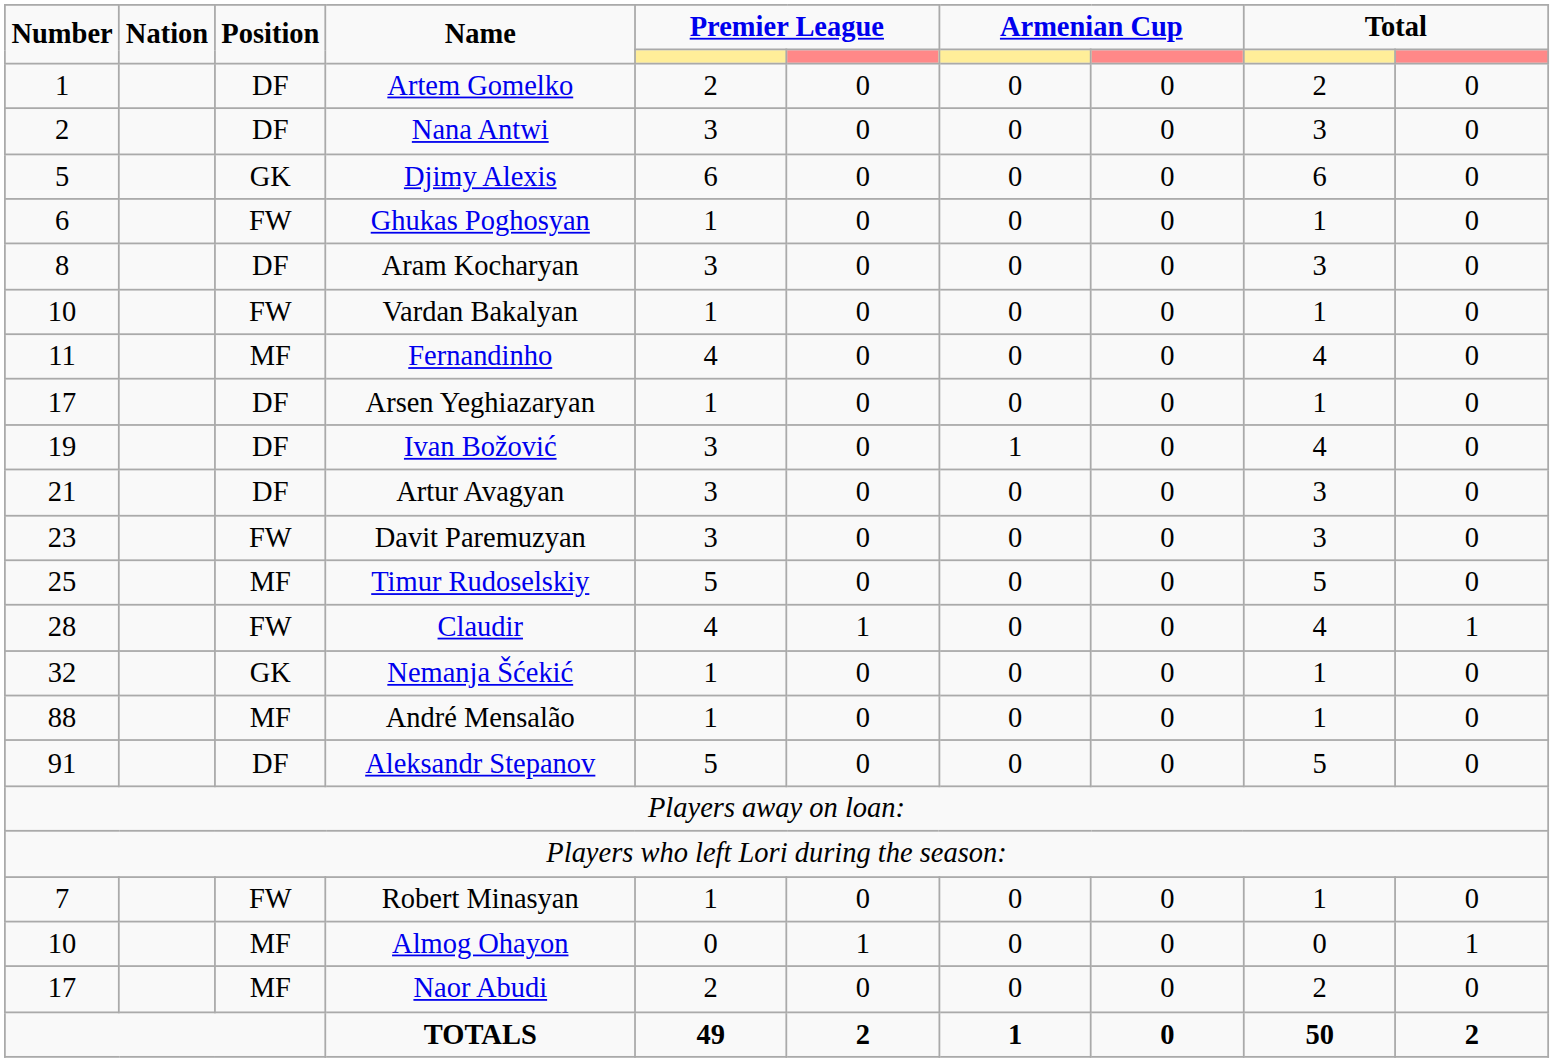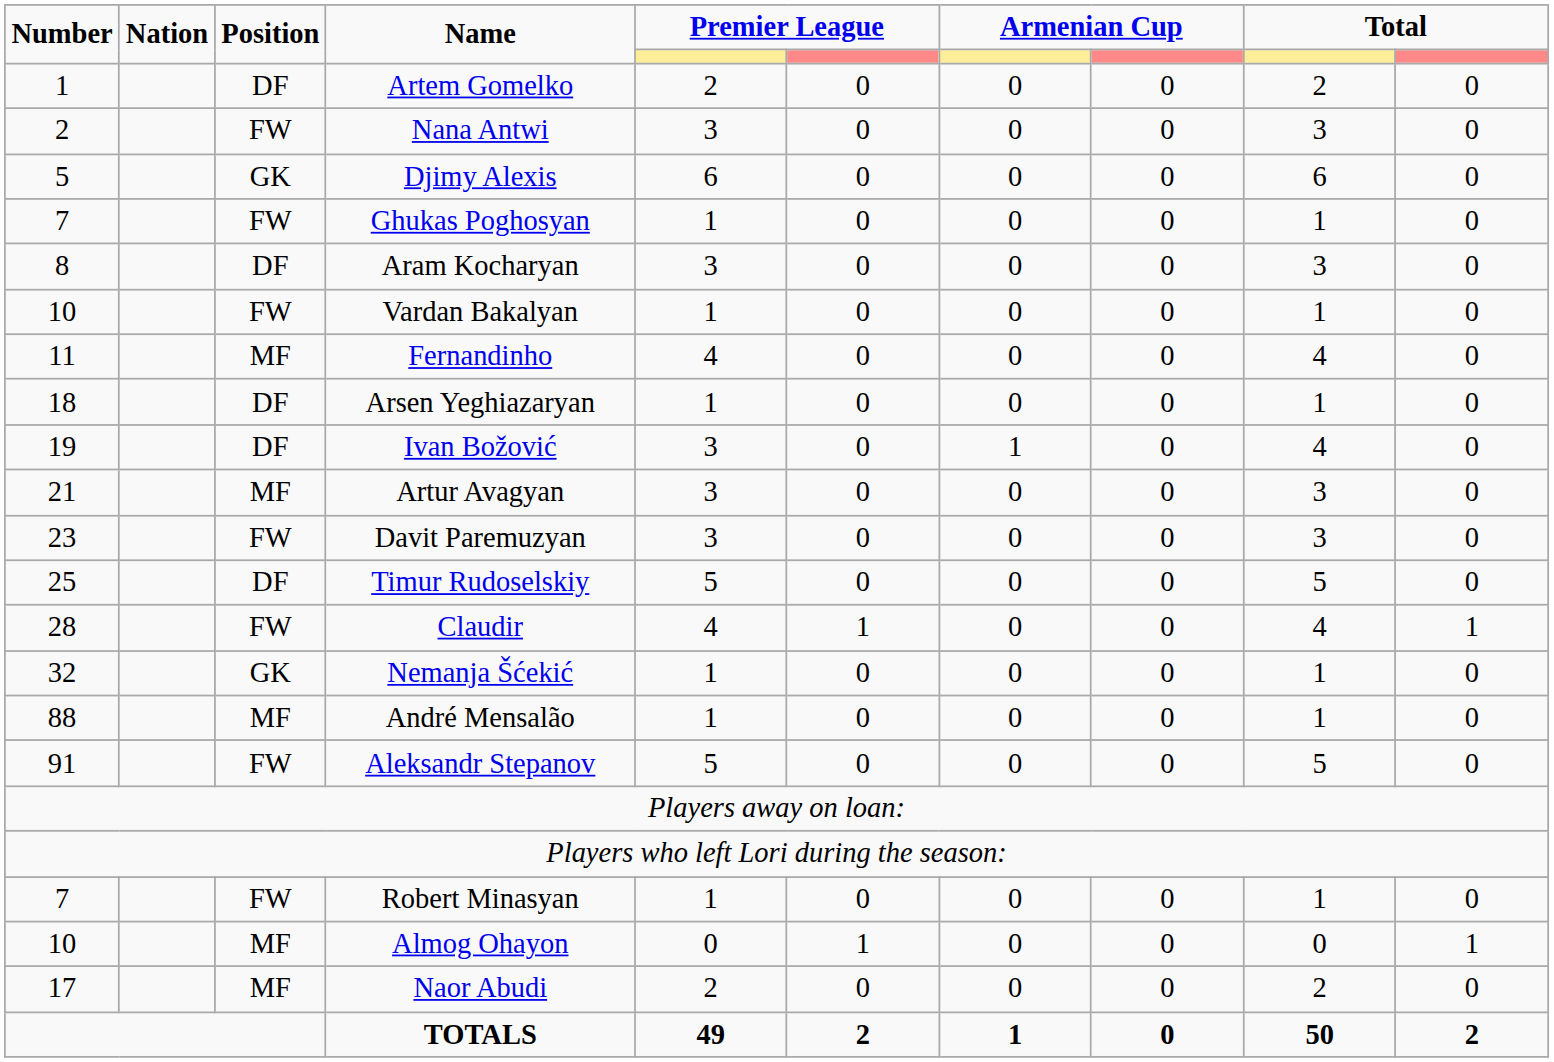(270, 130) DF -> (270, 130) FW
(62, 220) 6 -> (62, 220) 7
(62, 401) 17 -> (62, 401) 18
(270, 491) DF -> (270, 491) MF
(270, 582) MF -> (270, 582) DF
(270, 762) DF -> (270, 762) FW
